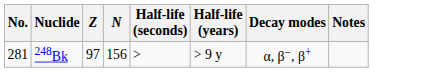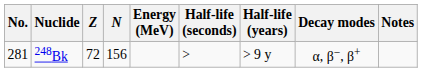+ column: (155, 23)
(93, 54) 97 -> (93, 54) 72
